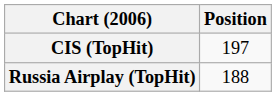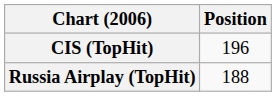(235, 47) 197 -> (235, 47) 196
